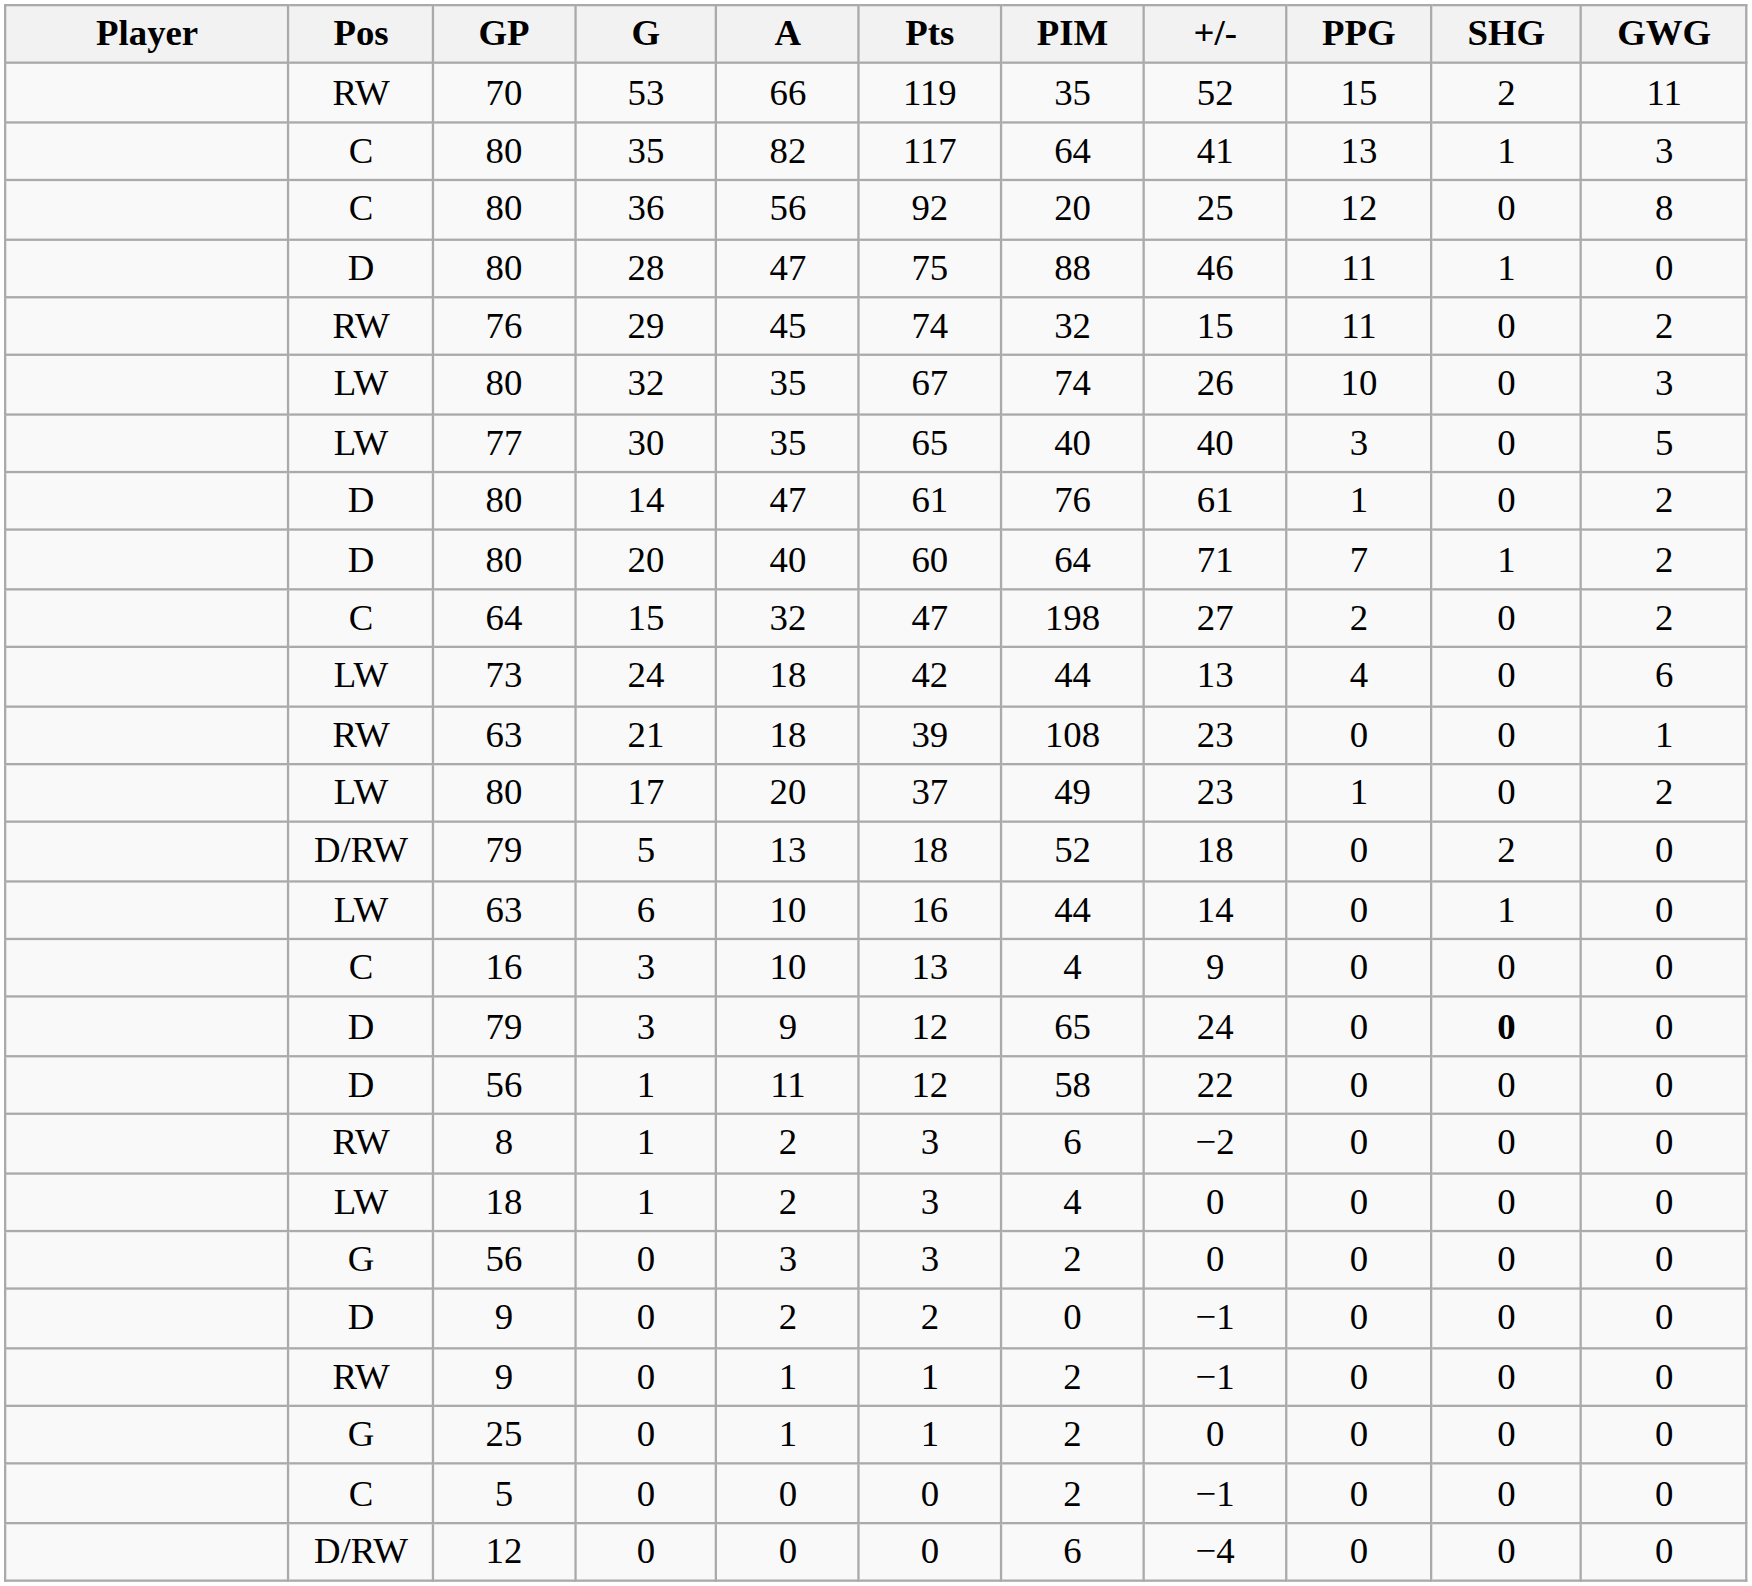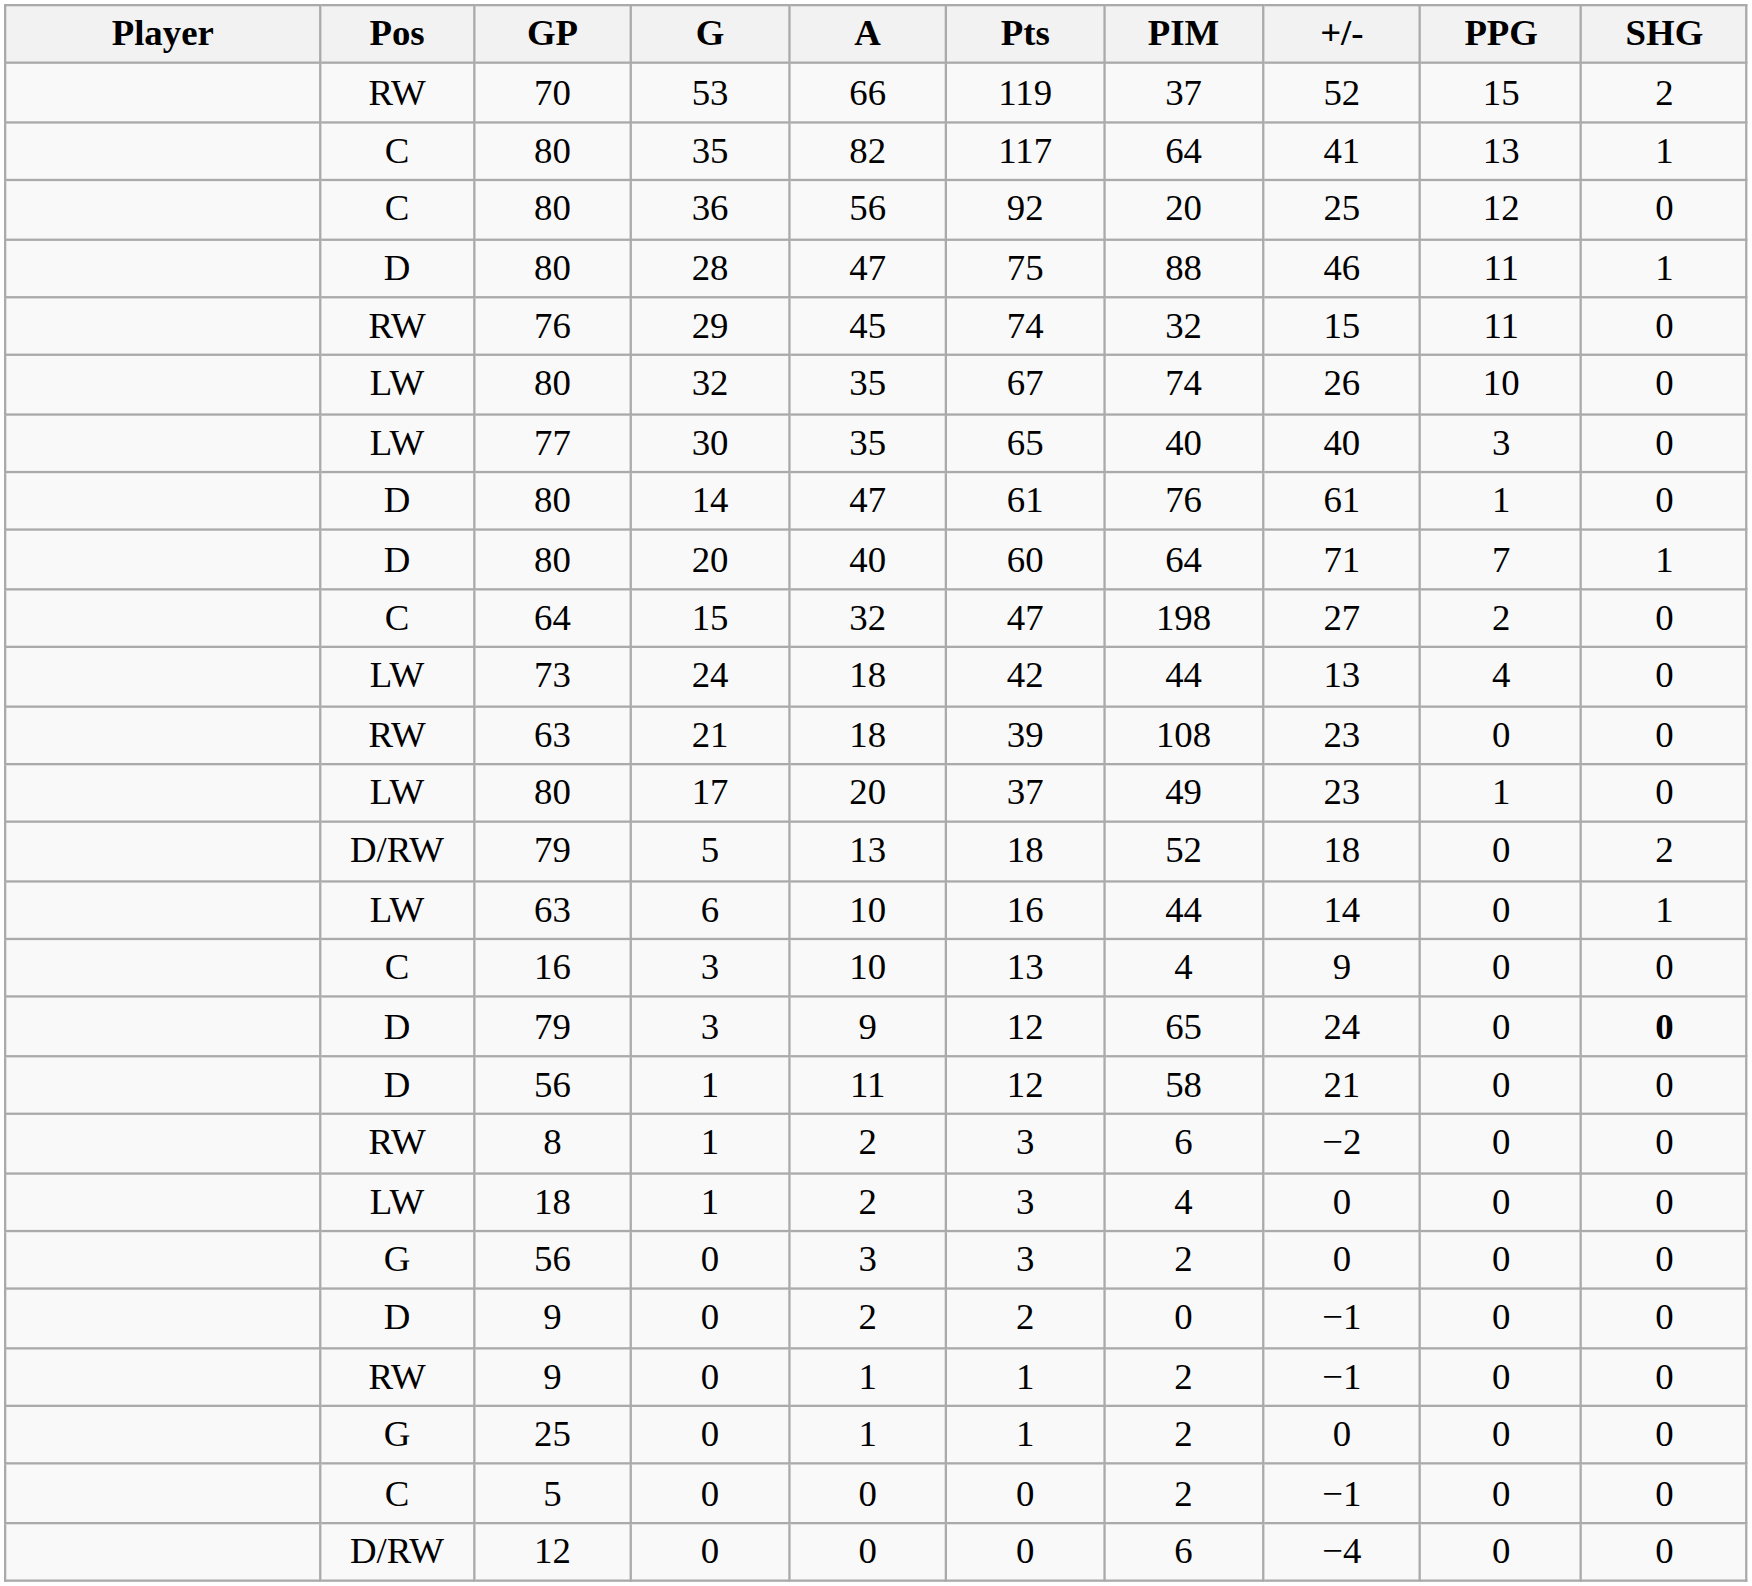- column: (1664, 33)
(1073, 92) 35 -> (1184, 92) 37
(1215, 1084) 22 -> (1342, 1084) 21
